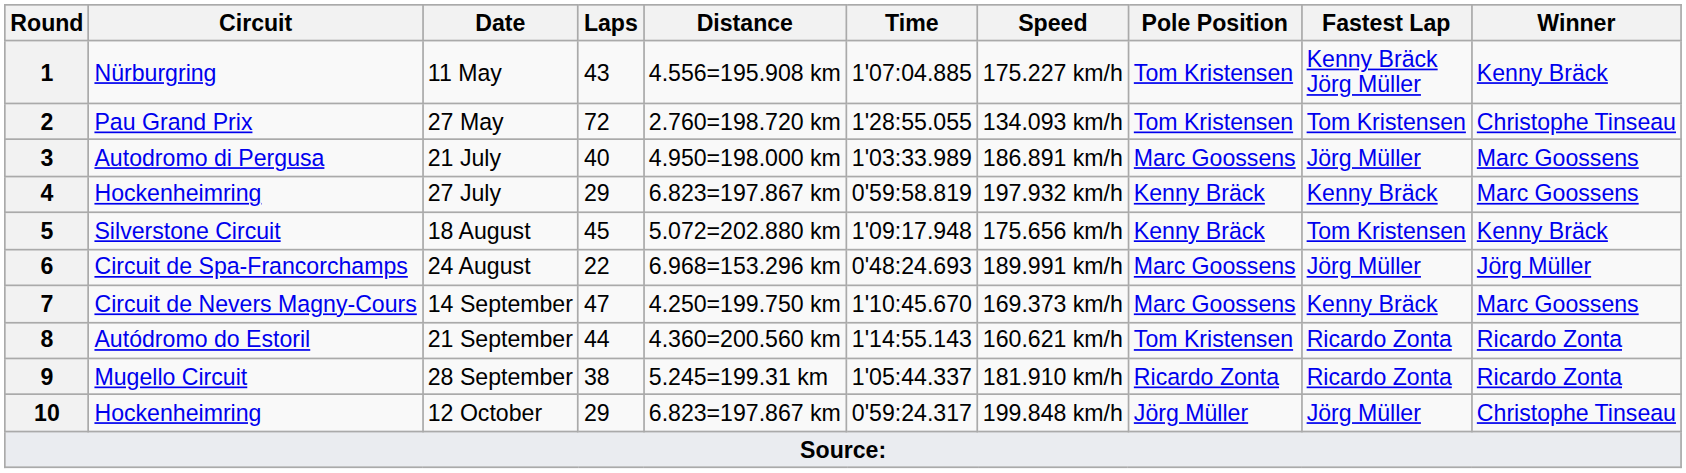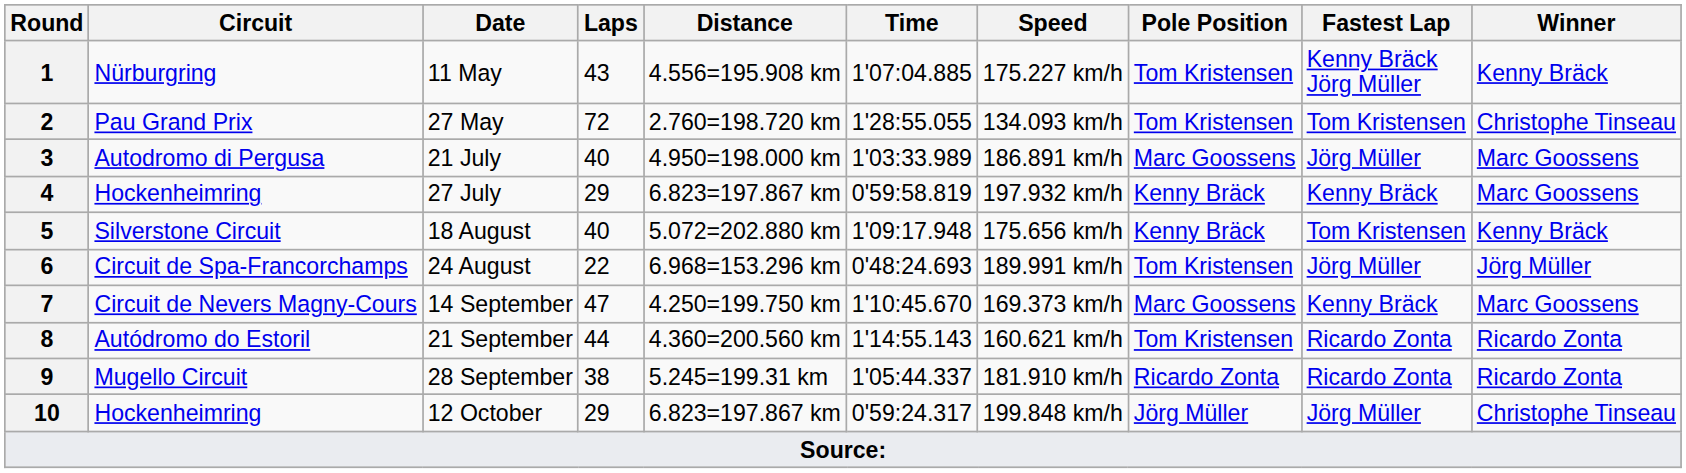(597, 230) 45 -> (597, 230) 40
(1215, 267) Marc Goossens -> (1213, 267) Tom Kristensen
